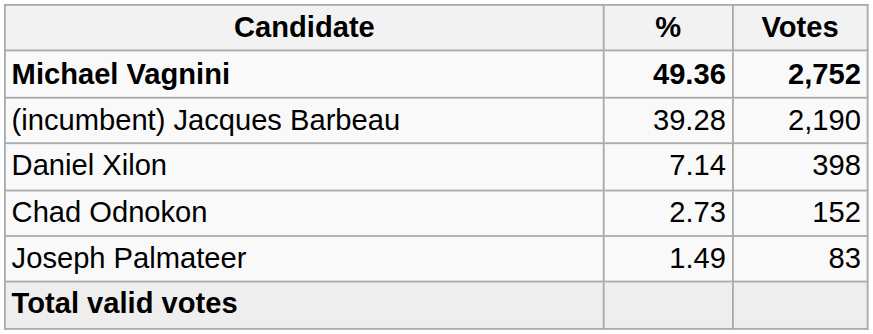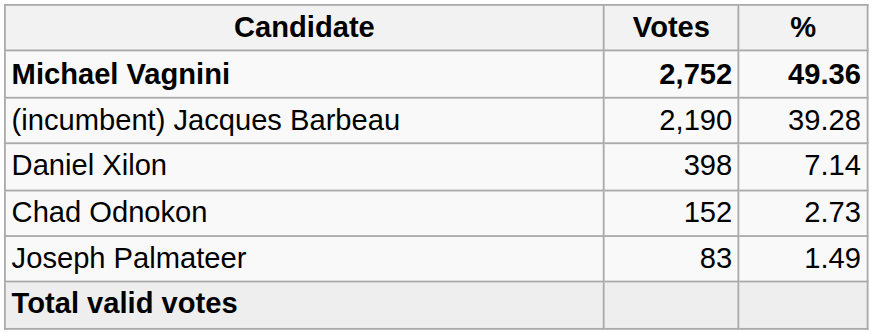columns swapped: (800, 27) <-> (668, 27)
